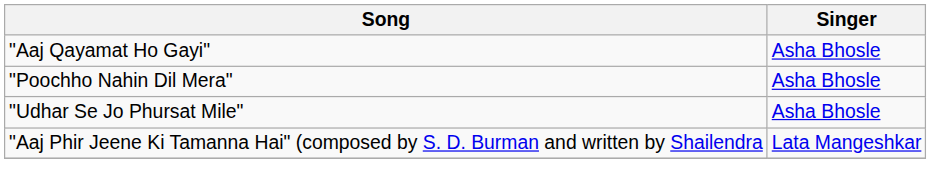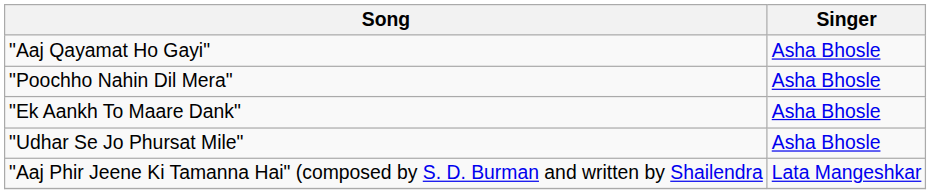+ row: (125, 111)
